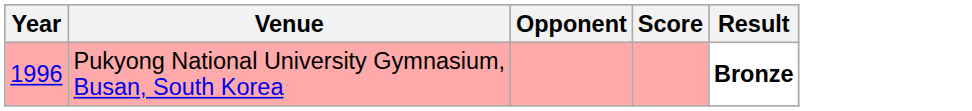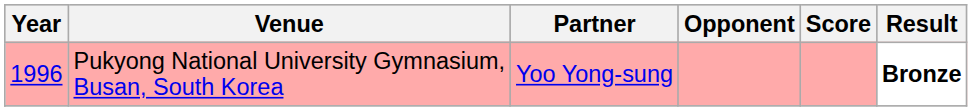+ column: (595, 24)
